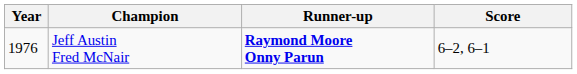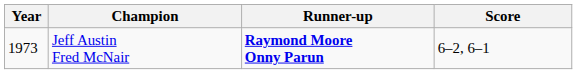(23, 48) 1976 -> (23, 48) 1973
